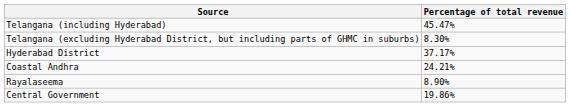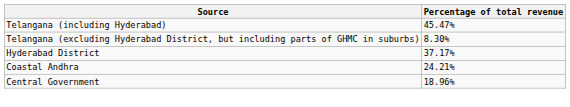- row: (35, 81)
(439, 95) 19.86% -> (439, 81) 18.96%
